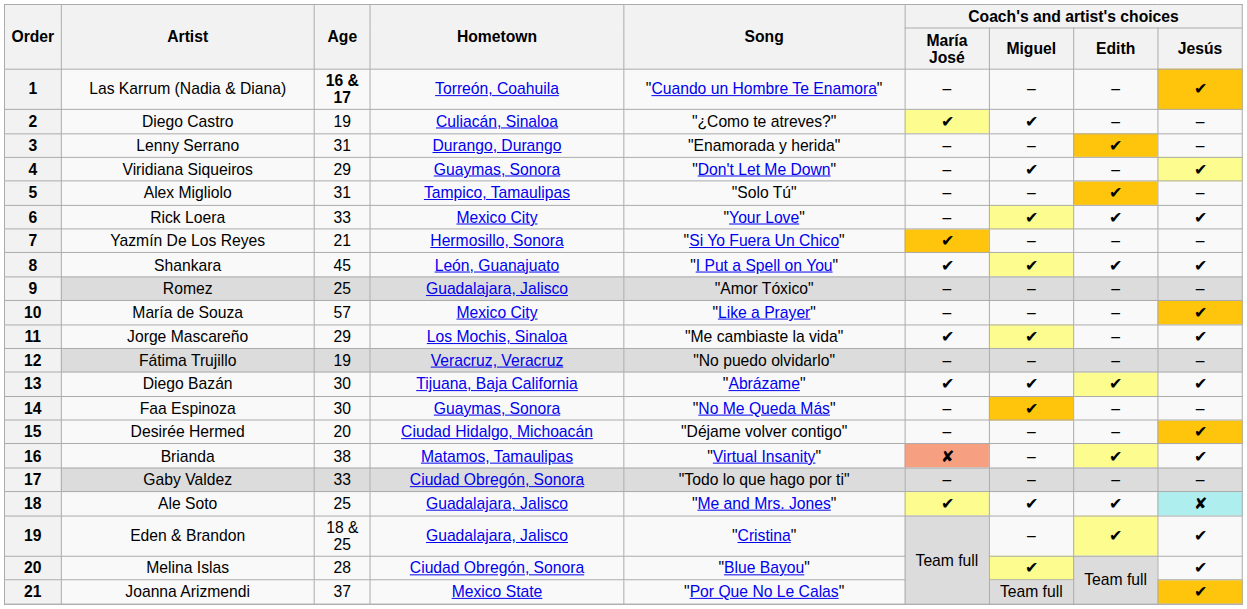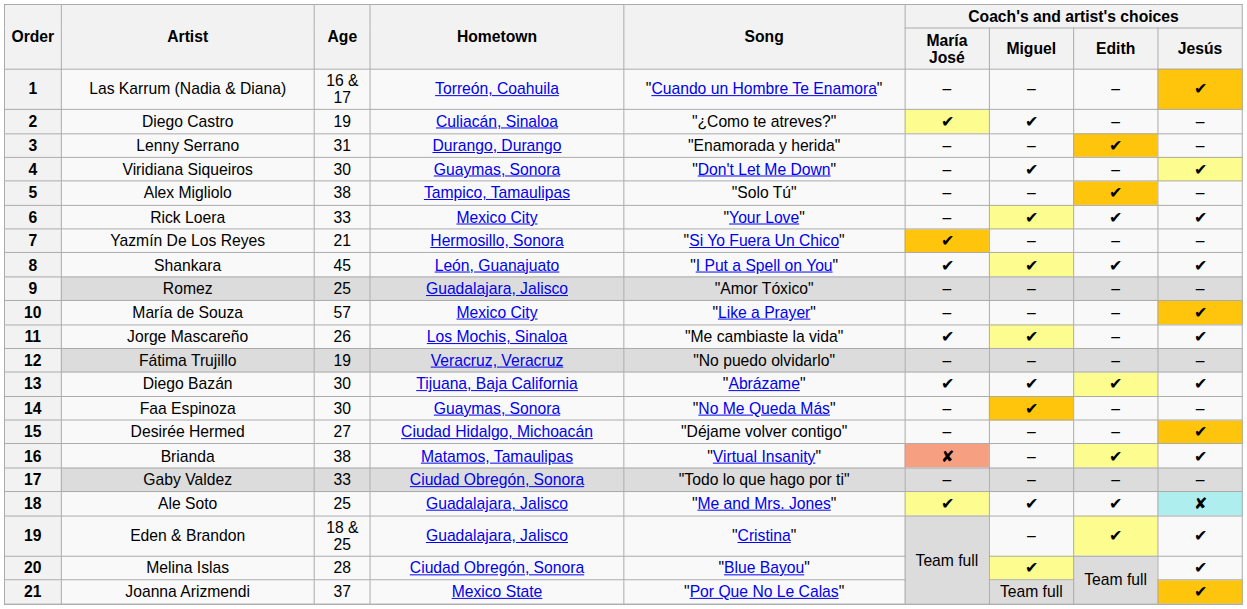(342, 89) bold -> (342, 89) normal
(342, 169) 29 -> (342, 169) 30
(342, 193) 31 -> (342, 193) 38
(342, 336) 29 -> (342, 336) 26
(342, 432) 20 -> (342, 432) 27
